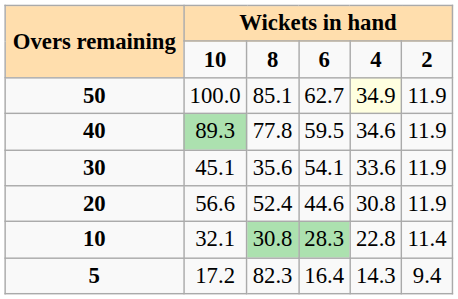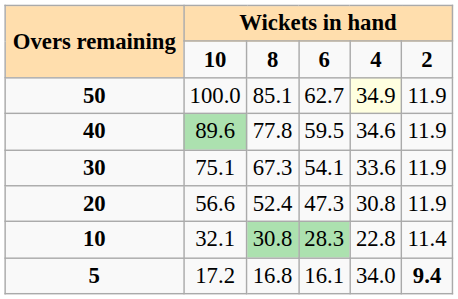(215, 131) 89.3 -> (215, 131) 89.6
(215, 167) 45.1 -> (215, 167) 75.1
(273, 167) 35.6 -> (273, 167) 67.3
(324, 203) 44.6 -> (324, 203) 47.3
(273, 275) 82.3 -> (273, 275) 16.8
(324, 275) 16.4 -> (324, 275) 16.1
(376, 275) 14.3 -> (376, 275) 34.0
(427, 275) normal -> (427, 275) bold
